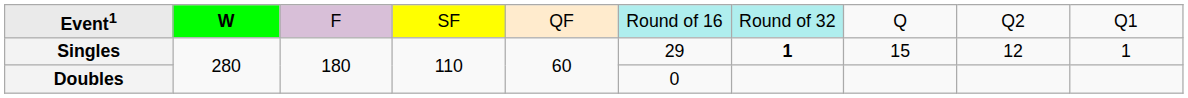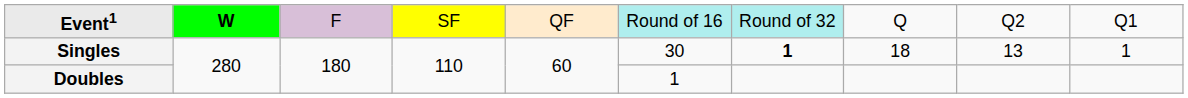(674, 52) 29 -> (674, 52) 30
(900, 52) 15 -> (900, 52) 18
(1013, 52) 12 -> (1013, 52) 13
(674, 80) 0 -> (674, 80) 1
